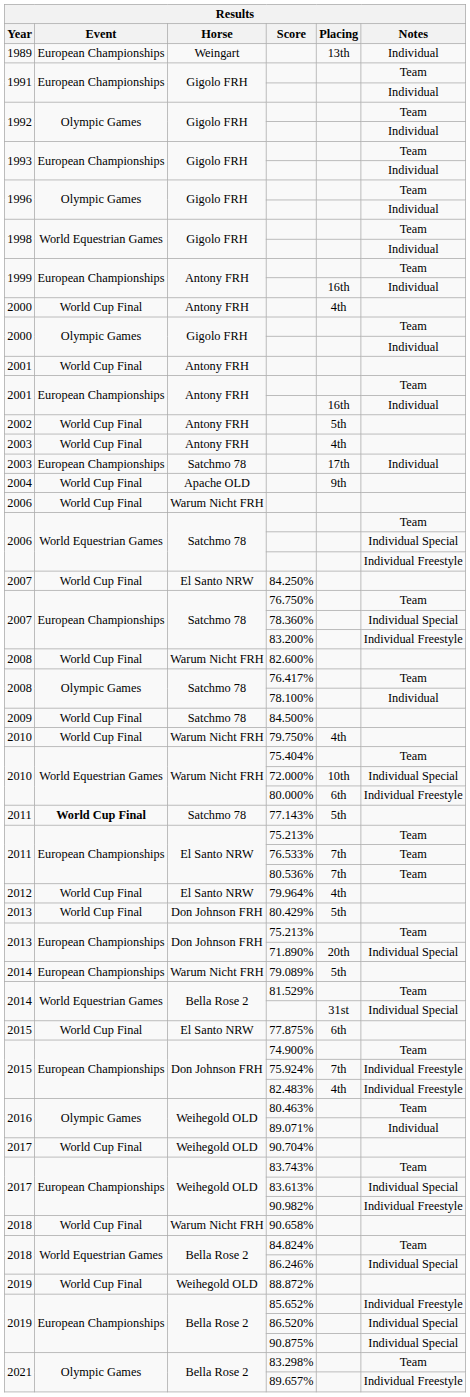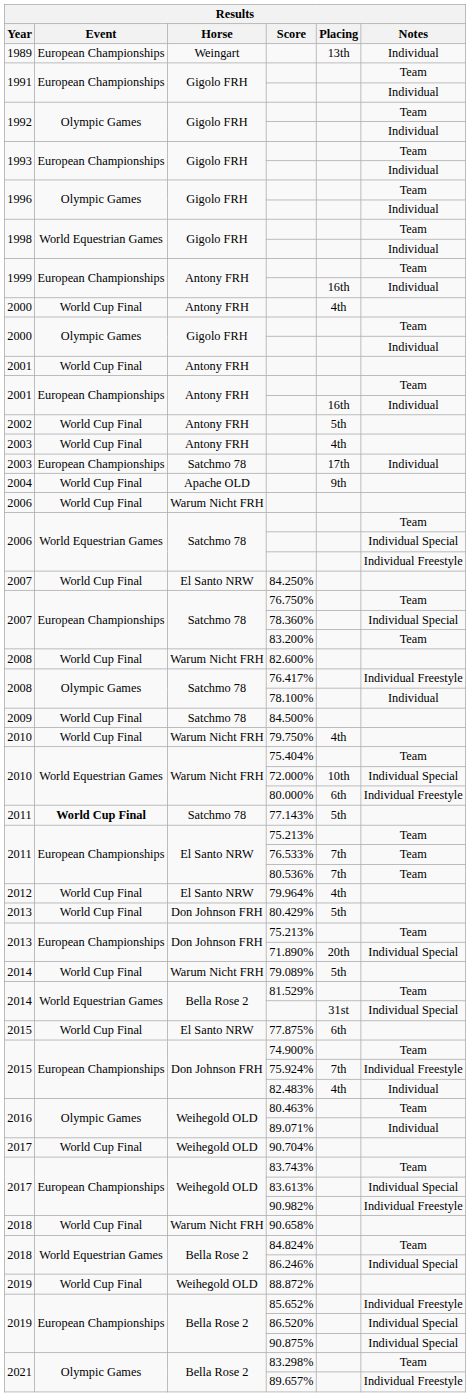(413, 639) Individual Freestyle -> (413, 639) Team
(413, 678) Team -> (413, 678) Individual Freestyle
(101, 971) European Championships -> (101, 971) World Cup Final
(413, 1088) Individual Freestyle -> (413, 1088) Individual
